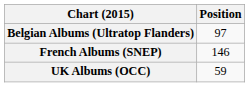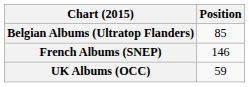(221, 33) 97 -> (221, 33) 85
